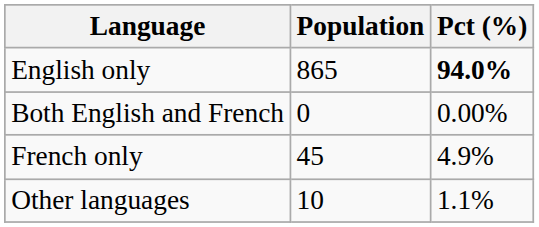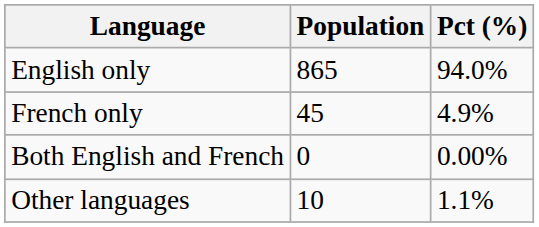(475, 69) bold -> (472, 69) normal
rows swapped: (77, 156) <-> (148, 112)
